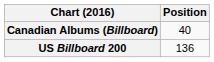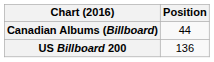(185, 30) 40 -> (185, 30) 44
